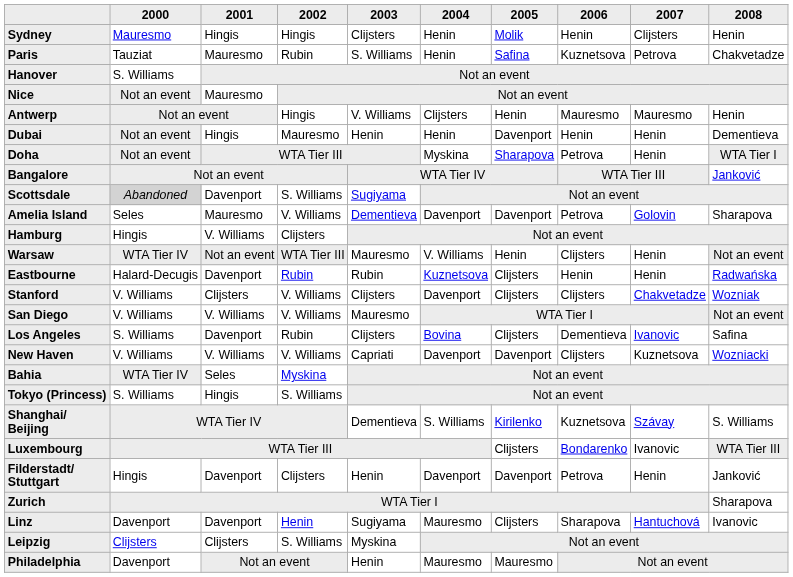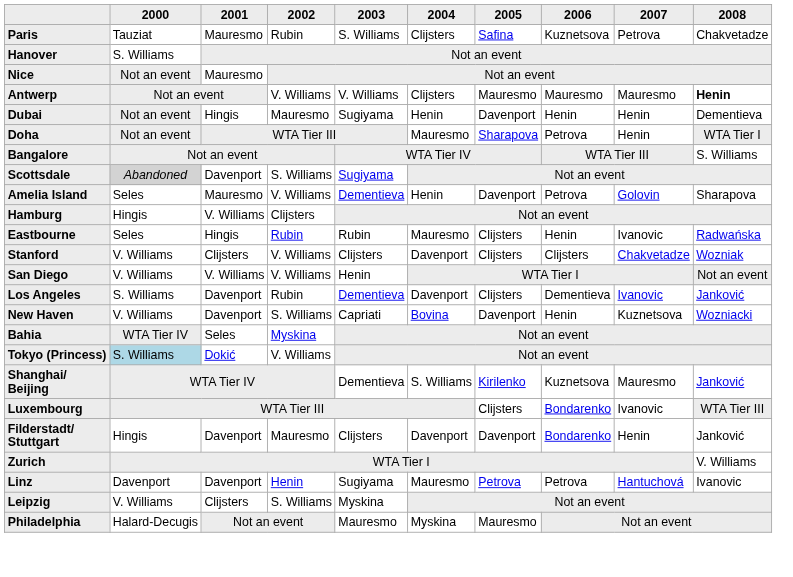- row: (30, 34)
(440, 55) Henin -> (433, 34) Clijsters
(298, 115) Hingis -> (301, 95) V. Williams
(511, 115) Henin -> (507, 95) Mauresmo
(728, 115) normal -> (713, 95) bold
(367, 135) Henin -> (366, 115) Sugiyama
(446, 155) Myskina -> (440, 135) Mauresmo
(736, 175) Janković -> (727, 155) S. Williams
(452, 215) Davenport -> (427, 195) Henin
- row: (31, 255)
(155, 275) Halard-Decugis -> (128, 235) Seles
(233, 275) Davenport -> (222, 235) Hingis
(456, 275) Kuznetsova -> (440, 235) Mauresmo
(650, 275) Henin -> (640, 235) Ivanovic
(380, 315) Mauresmo -> (355, 275) Henin
(373, 335) Clijsters -> (371, 295) Dementieva
(442, 335) Bovina -> (439, 295) Davenport
(730, 335) Safina -> (720, 295) Janković
(234, 355) V. Williams -> (233, 315) Davenport
(311, 355) V. Williams -> (301, 315) S. Williams
(452, 355) Davenport -> (430, 315) Bovina
(583, 355) Clijsters -> (561, 315) Henin
(143, 395) no background -> (143, 355) lightblue background
(222, 395) Hingis -> (220, 355) Dokić
(312, 395) S. Williams -> (301, 355) V. Williams
(654, 422) Szávay -> (647, 382) Mauresmo
(743, 422) S. Williams -> (720, 382) Janković
(303, 475) Clijsters -> (300, 435) Mauresmo
(367, 475) Henin -> (360, 435) Clijsters
(582, 475) Petrova -> (578, 435) Bondarenko
(742, 502) Sharapova -> (726, 462) V. Williams
(516, 522) Clijsters -> (500, 482) Petrova
(591, 522) Sharapova -> (566, 482) Petrova
(135, 542) Clijsters -> (143, 502) V. Williams
(141, 562) Davenport -> (155, 522) Halard-Decugis
(367, 562) Henin -> (368, 522) Mauresmo
(453, 562) Mauresmo -> (433, 522) Myskina
